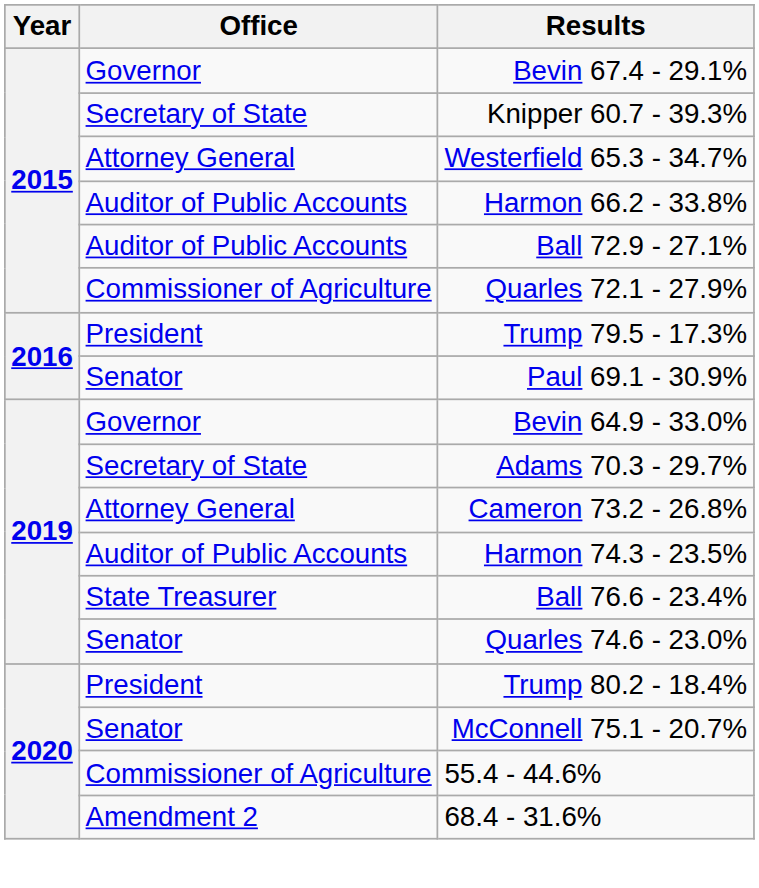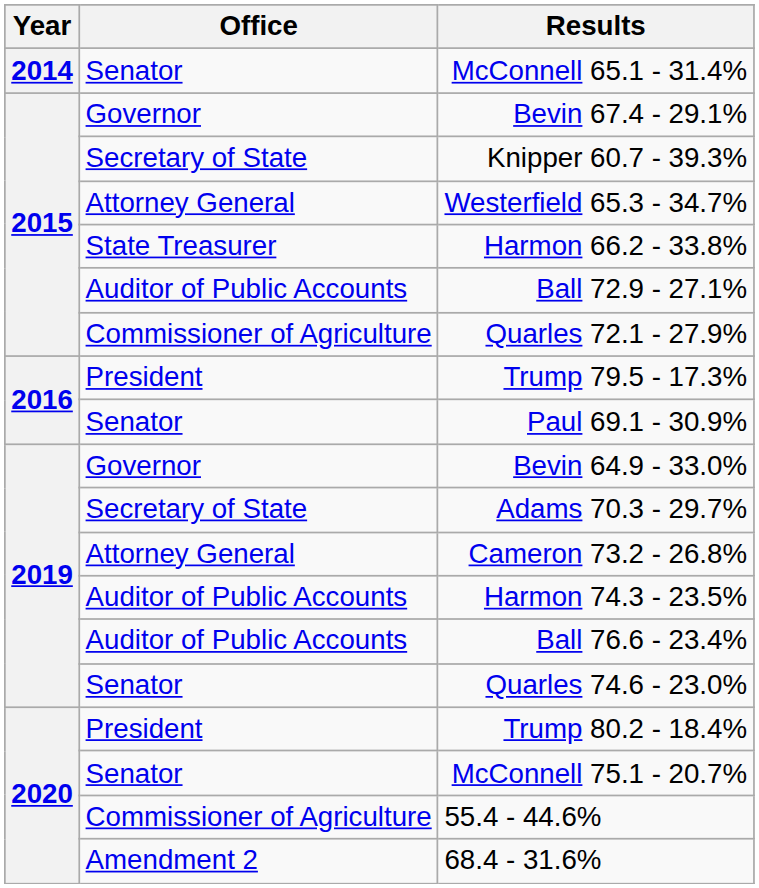+ row: (599, 70)
(246, 202) Auditor of Public Accounts -> (181, 245) State Treasurer
(181, 597) State Treasurer -> (246, 641) Auditor of Public Accounts
